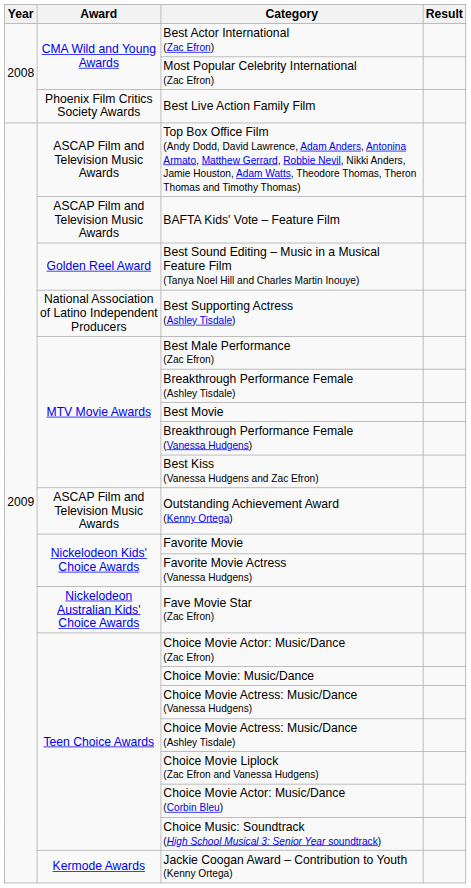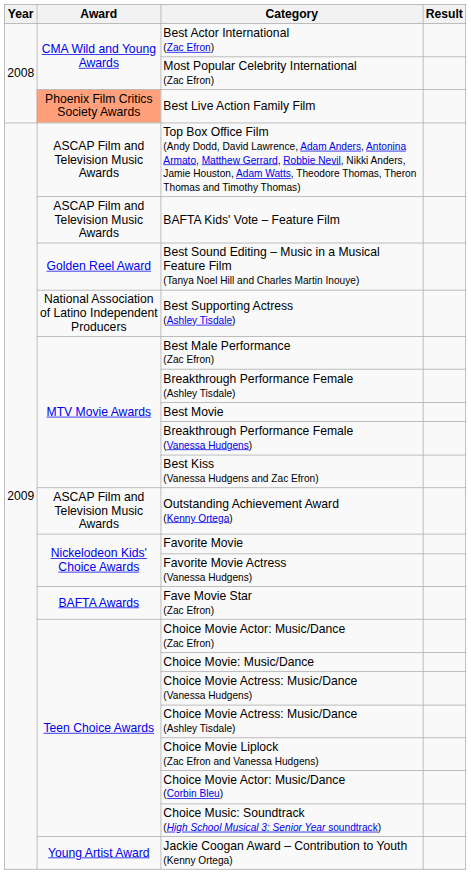(99, 106) no background -> (99, 106) lightsalmon background
(99, 609) Nickelodeon Australian Kids' Choice Awards -> (99, 603) BAFTA Awards
(99, 866) Kermode Awards -> (99, 853) Young Artist Award
